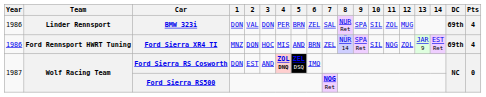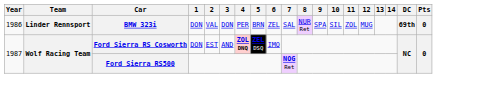(473, 25) 4 -> (424, 25) 0
- row: (181, 44)
